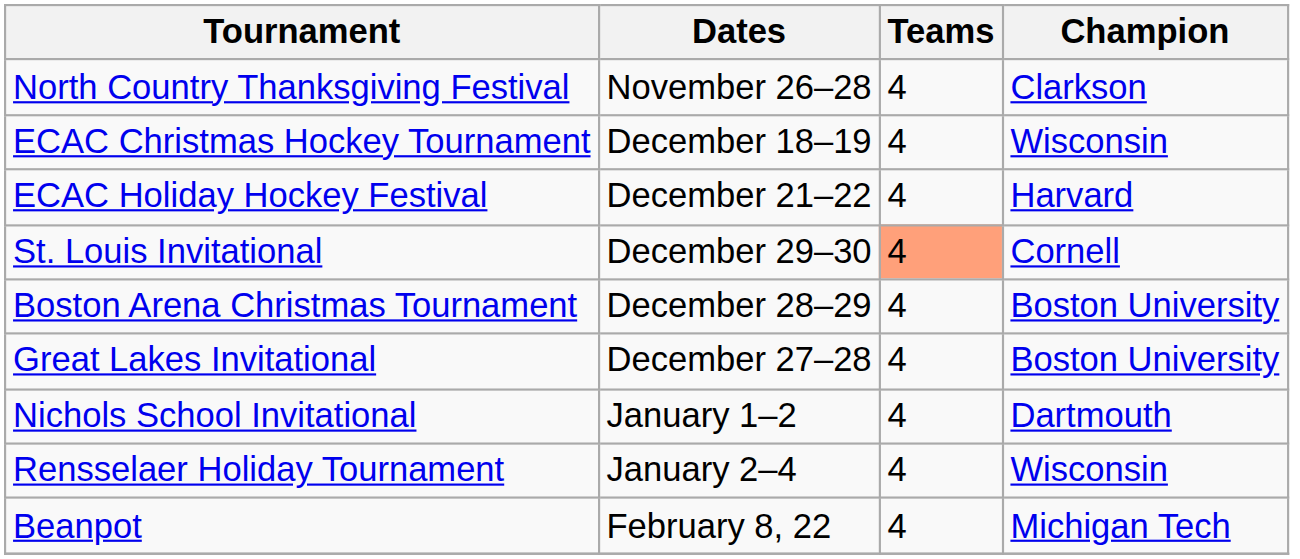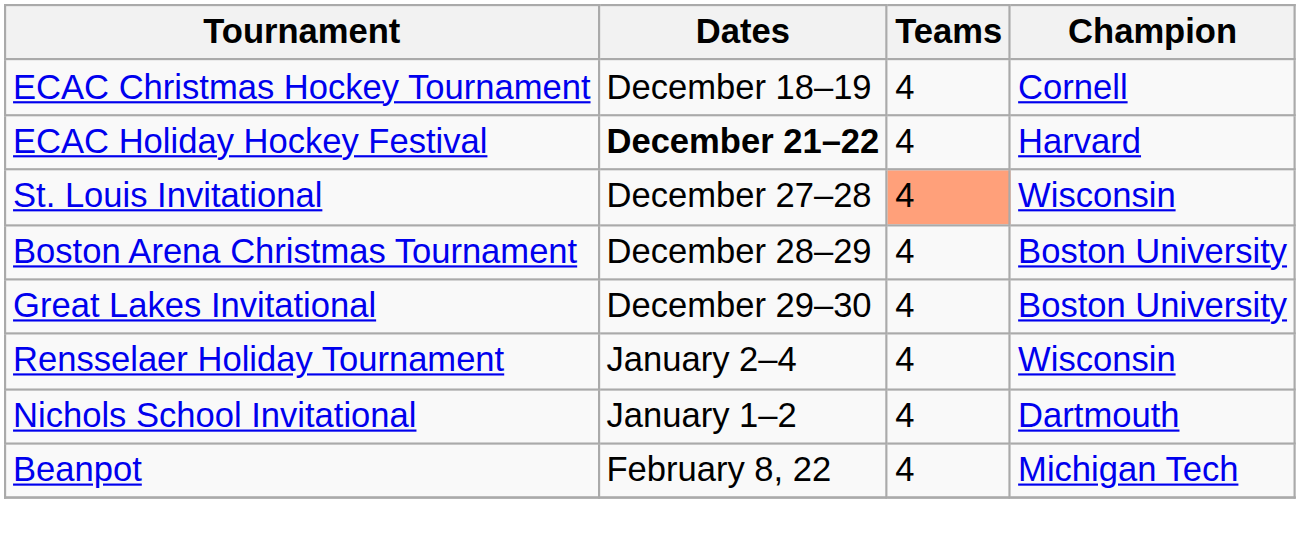- row: (291, 86)
(1089, 141) Wisconsin -> (1073, 86) Cornell
(739, 196) normal -> (743, 141) bold
(739, 251) December 29–30 -> (739, 196) December 27–28
(1065, 251) Cornell -> (1097, 196) Wisconsin
(739, 360) December 27–28 -> (739, 305) December 29–30
rows swapped: (215, 415) <-> (259, 470)
